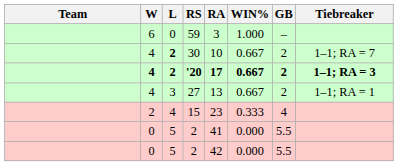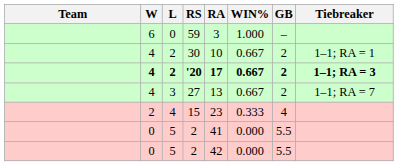(173, 53) bold -> (173, 53) normal
(345, 53) 1–1; RA = 7 -> (345, 53) 1–1; RA = 1
(345, 92) 1–1; RA = 1 -> (345, 92) 1–1; RA = 7
